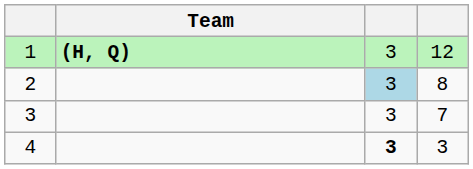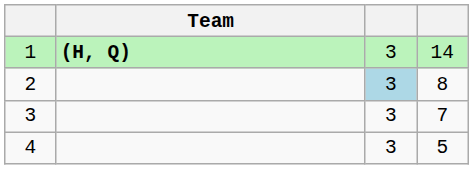(442, 52) 12 -> (442, 52) 14
(391, 148) bold -> (391, 148) normal
(442, 148) 3 -> (442, 148) 5
